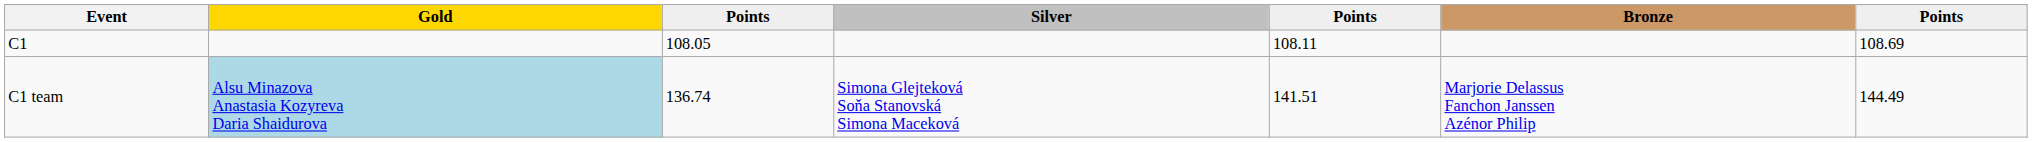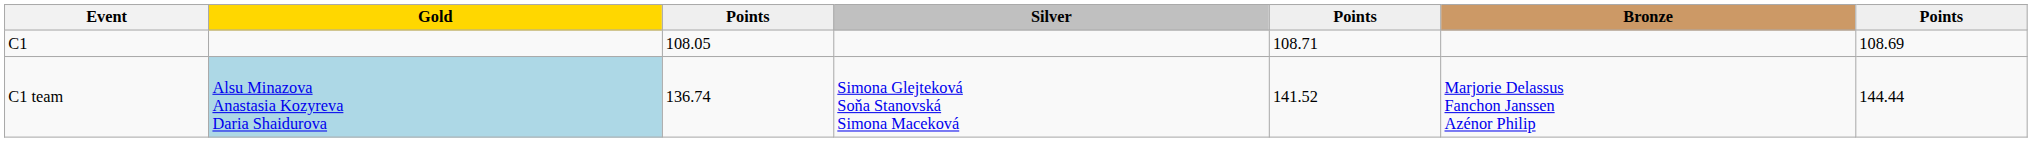(1295, 43) 108.11 -> (1295, 43) 108.71
(1295, 96) 141.51 -> (1295, 96) 141.52
(1882, 96) 144.49 -> (1882, 96) 144.44
